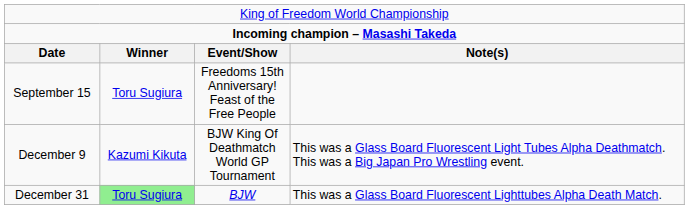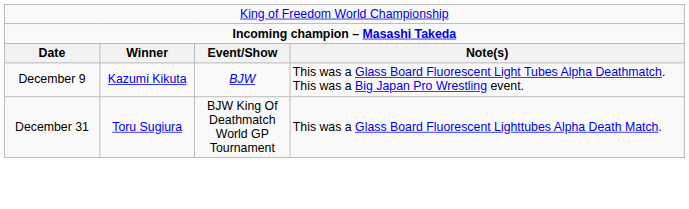- row: (52, 93)
(242, 154) BJW King Of Deathmatch World GP Tournament -> (242, 79) BJW
(147, 195) lightgreen background -> (147, 127) no background
(242, 195) BJW -> (242, 127) BJW King Of Deathmatch World GP Tournament
